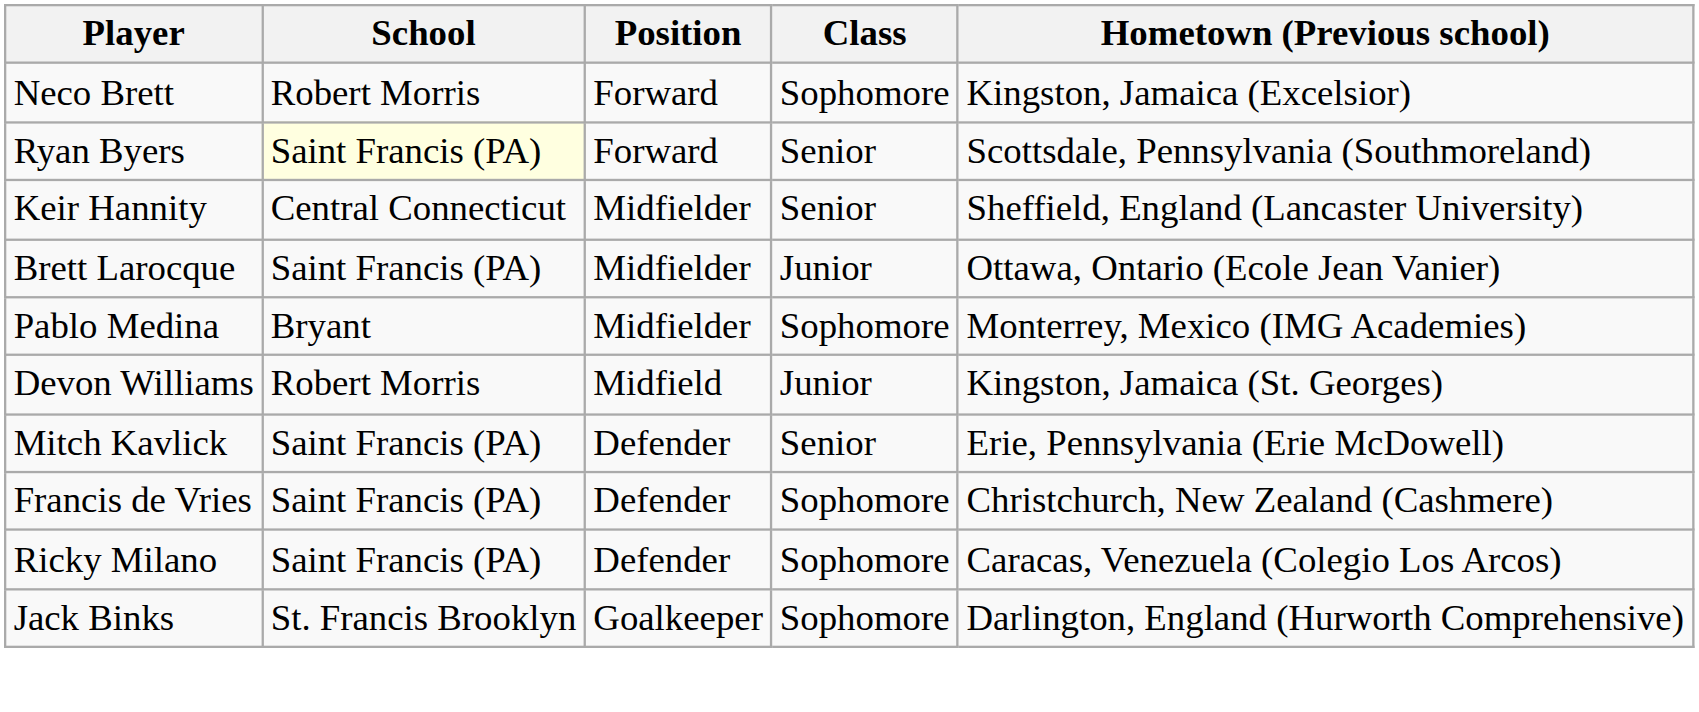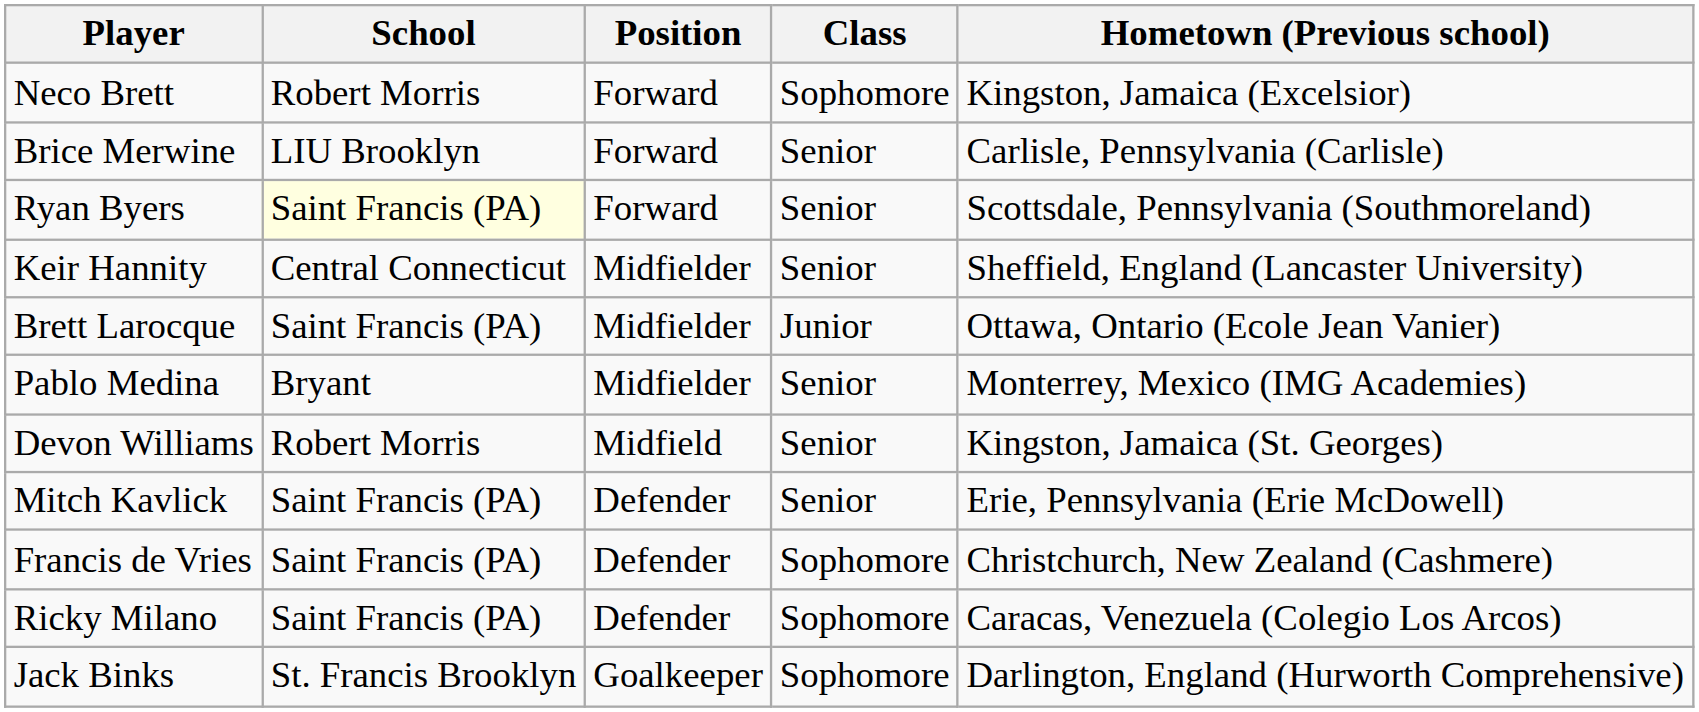+ row: (124, 150)
(865, 325) Sophomore -> (828, 383) Senior
(826, 383) Junior -> (828, 442) Senior
